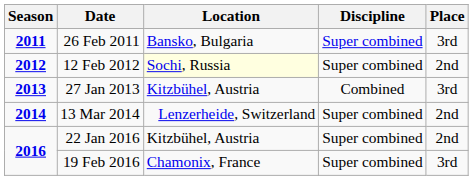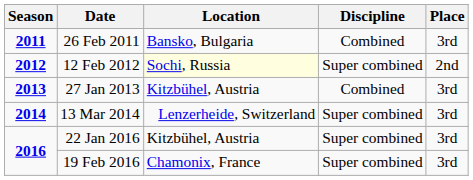(372, 41) Super combined -> (372, 41) Combined
(447, 114) 2nd -> (447, 114) 3rd
(447, 138) 2nd -> (447, 138) 3rd
